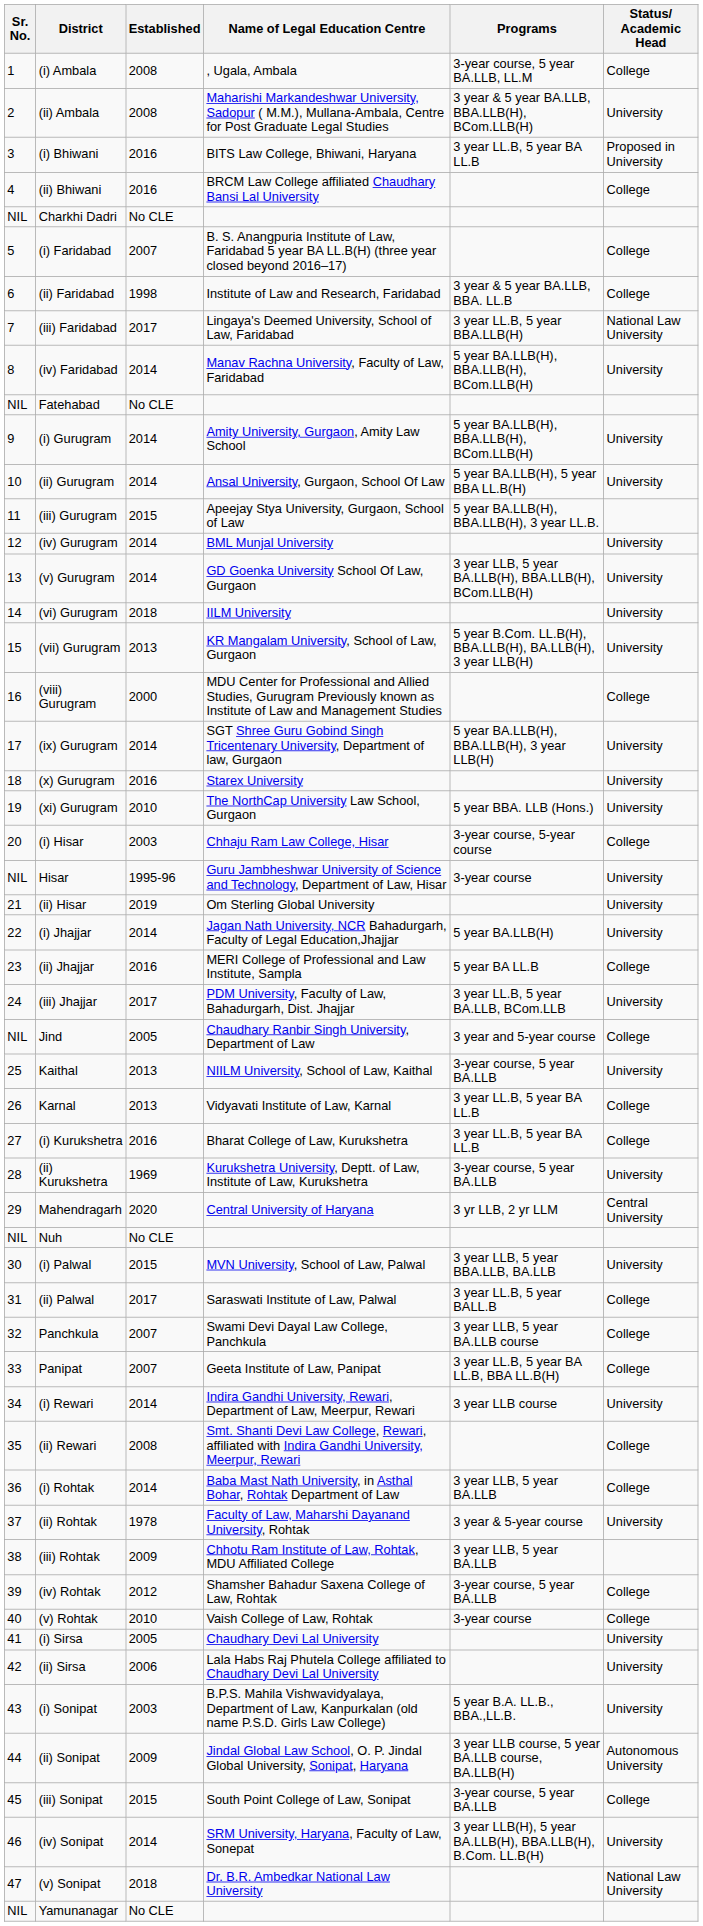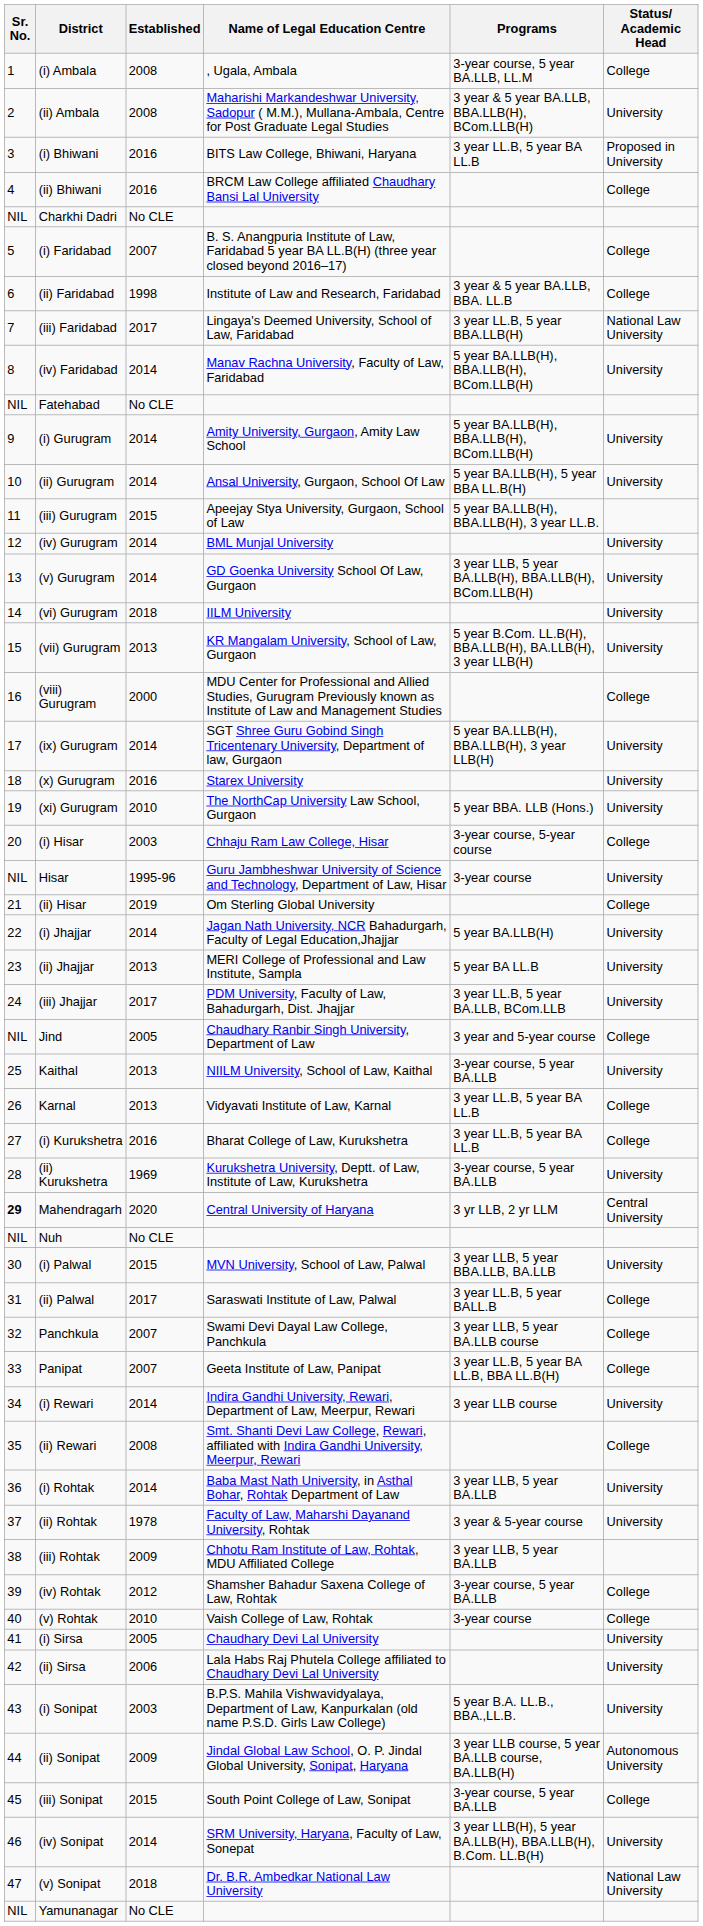(635, 905) University -> (628, 905) College
(143, 967) 2016 -> (143, 967) 2013
(628, 967) College -> (635, 967) University
(14, 1210) normal -> (14, 1210) bold
(628, 1487) College -> (635, 1487) University
